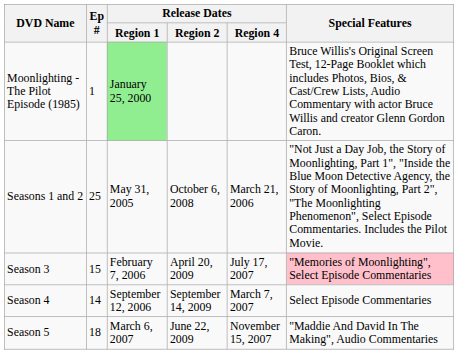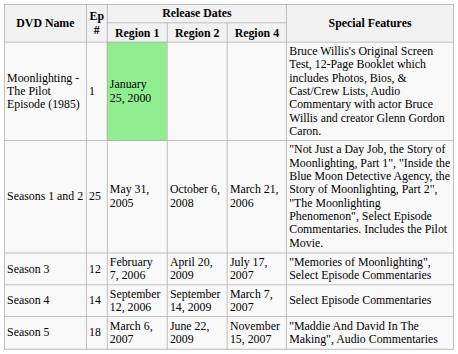(95, 268) 15 -> (95, 268) 12
(360, 268) pink background -> (360, 268) no background
